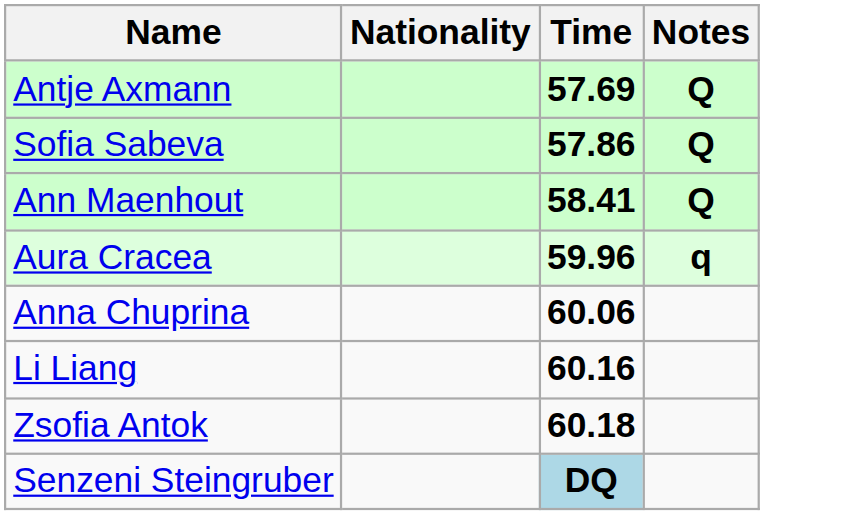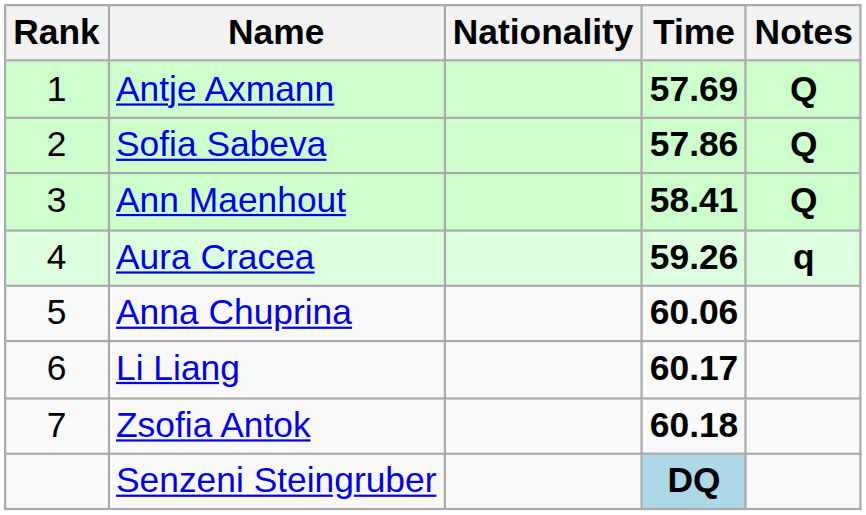+ column: (56, 32)
(591, 256) 59.96 -> (694, 256) 59.26
(591, 369) 60.16 -> (694, 369) 60.17
